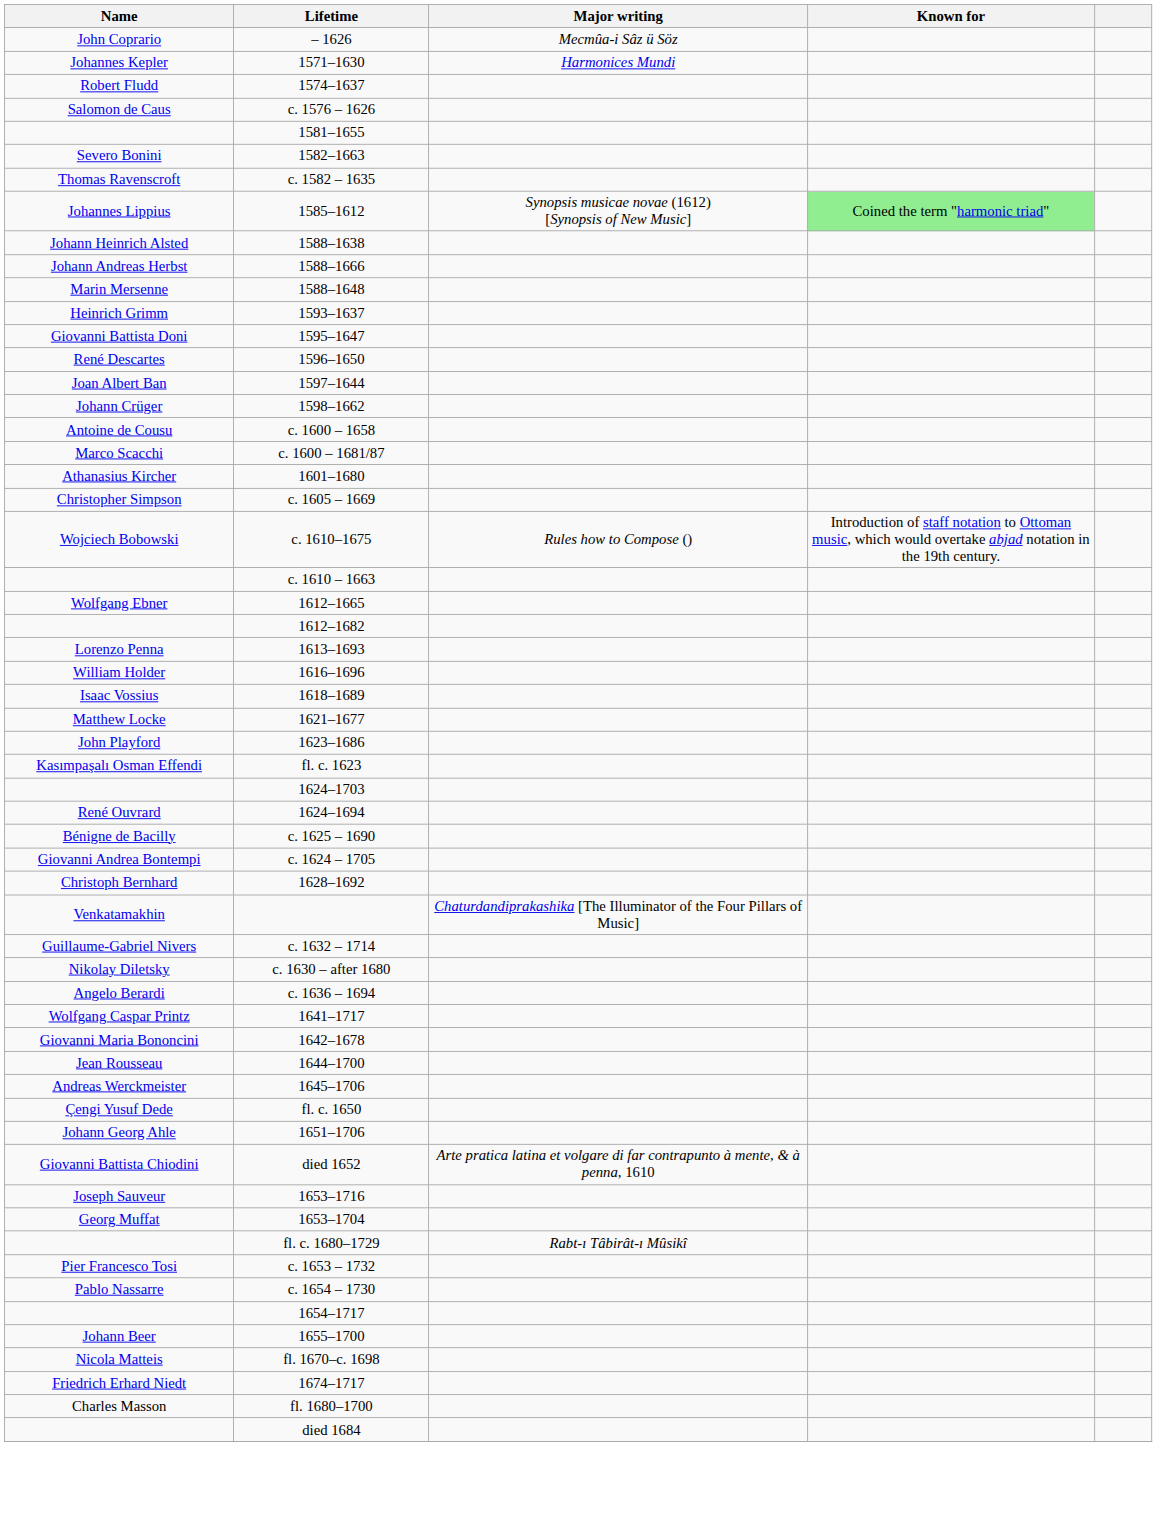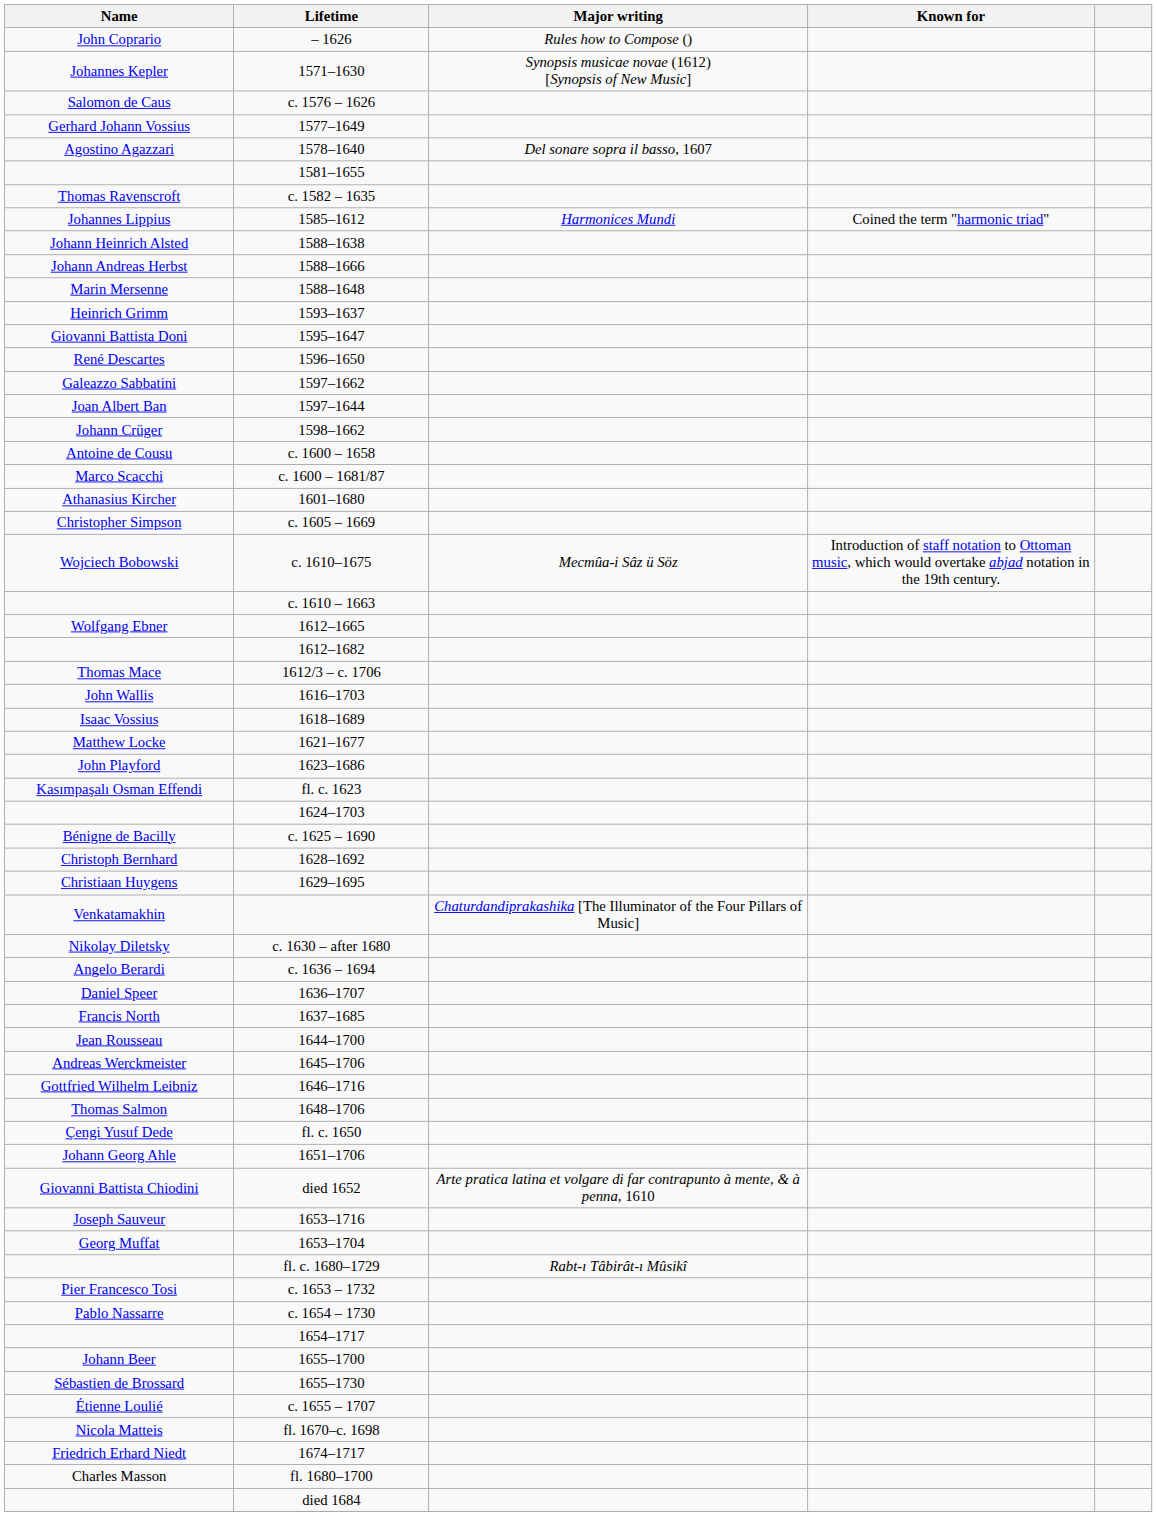(618, 39) Mecmûa-i Sâz ü Söz -> (618, 39) Rules how to Compose ()
(618, 62) Harmonices Mundi -> (618, 71) Synopsis musicae novae (1612) [Synopsis of New Music]
- row: (119, 86)
+ row: (119, 126)
+ row: (119, 149)
- row: (119, 156)
(618, 211) Synopsis musicae novae (1612) [Synopsis of New Music] -> (618, 219) Harmonices Mundi
(951, 211) lightgreen background -> (951, 219) no background
+ row: (119, 382)
(618, 539) Rules how to Compose () -> (618, 562) Mecmûa-i Sâz ü Söz
+ row: (119, 672)
- row: (119, 649)
- row: (119, 672)
+ row: (119, 696)
- row: (119, 812)
- row: (119, 859)
+ row: (119, 882)
- row: (119, 946)
+ row: (119, 992)
+ row: (119, 1016)
- row: (119, 1016)
- row: (119, 1039)
+ row: (119, 1086)
+ row: (119, 1109)
+ row: (119, 1382)
+ row: (119, 1406)
